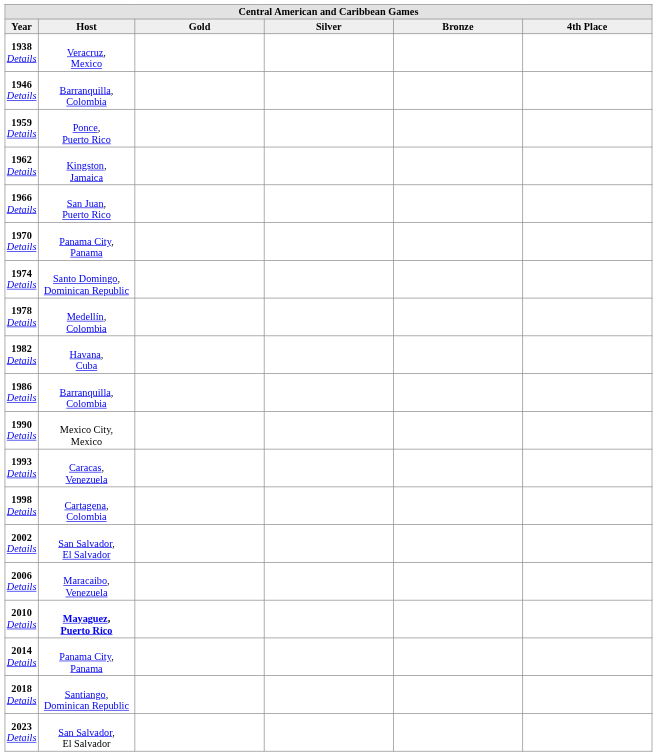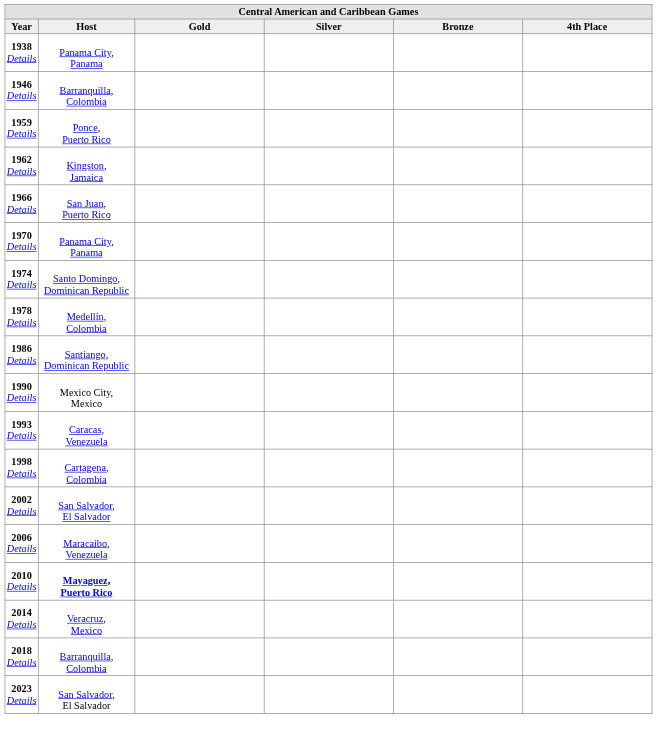(86, 58) Veracruz, Mexico -> (86, 58) Panama City, Panama
- row: (22, 354)
(86, 398) Barranquilla, Colombia -> (86, 360) Santiango, Dominican Republic
(86, 662) Panama City, Panama -> (86, 624) Veracruz, Mexico
(86, 700) Santiango, Dominican Republic -> (86, 662) Barranquilla, Colombia
